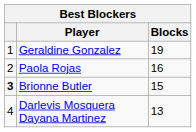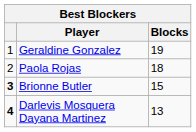(157, 68) 16 -> (157, 68) 18
(10, 111) normal -> (10, 111) bold
